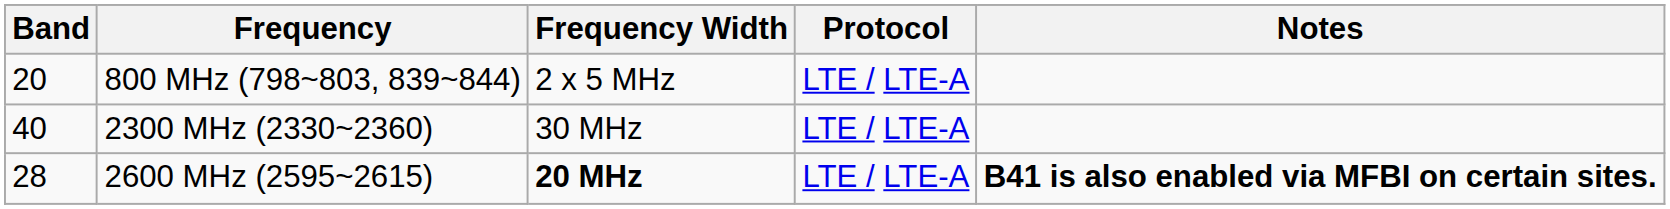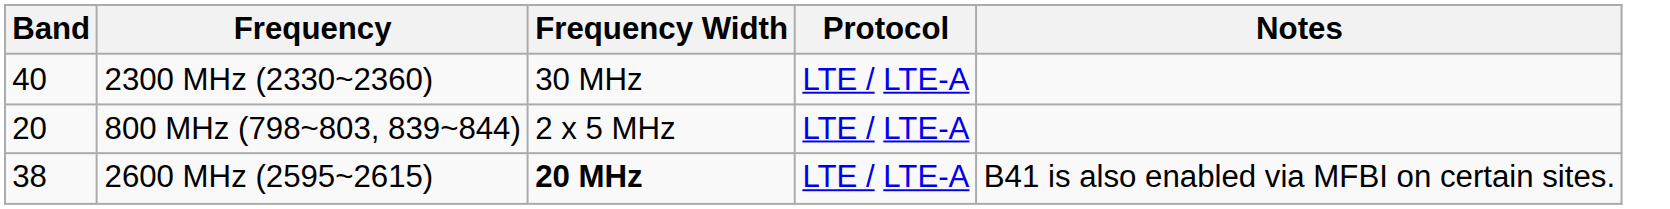rows swapped: (313, 78) <-> (269, 128)
(30, 177) 28 -> (30, 177) 38
(1320, 177) bold -> (1299, 177) normal
